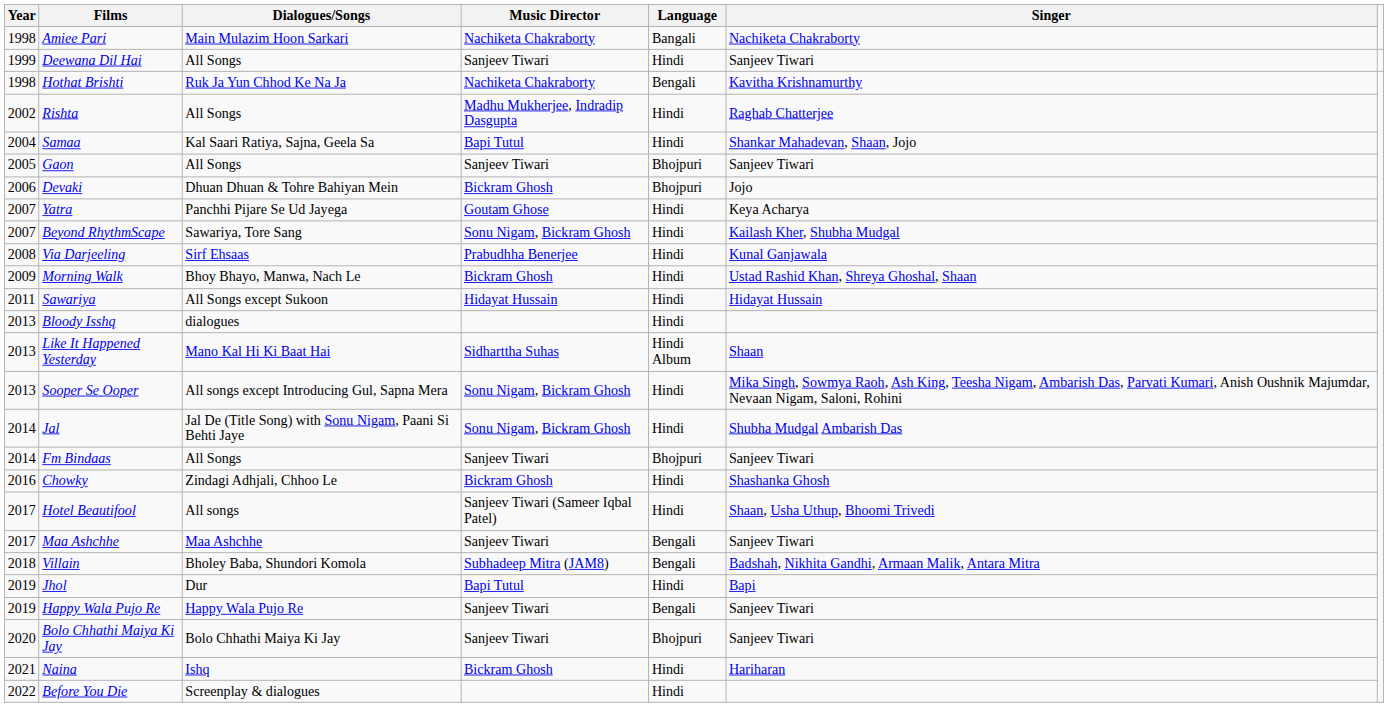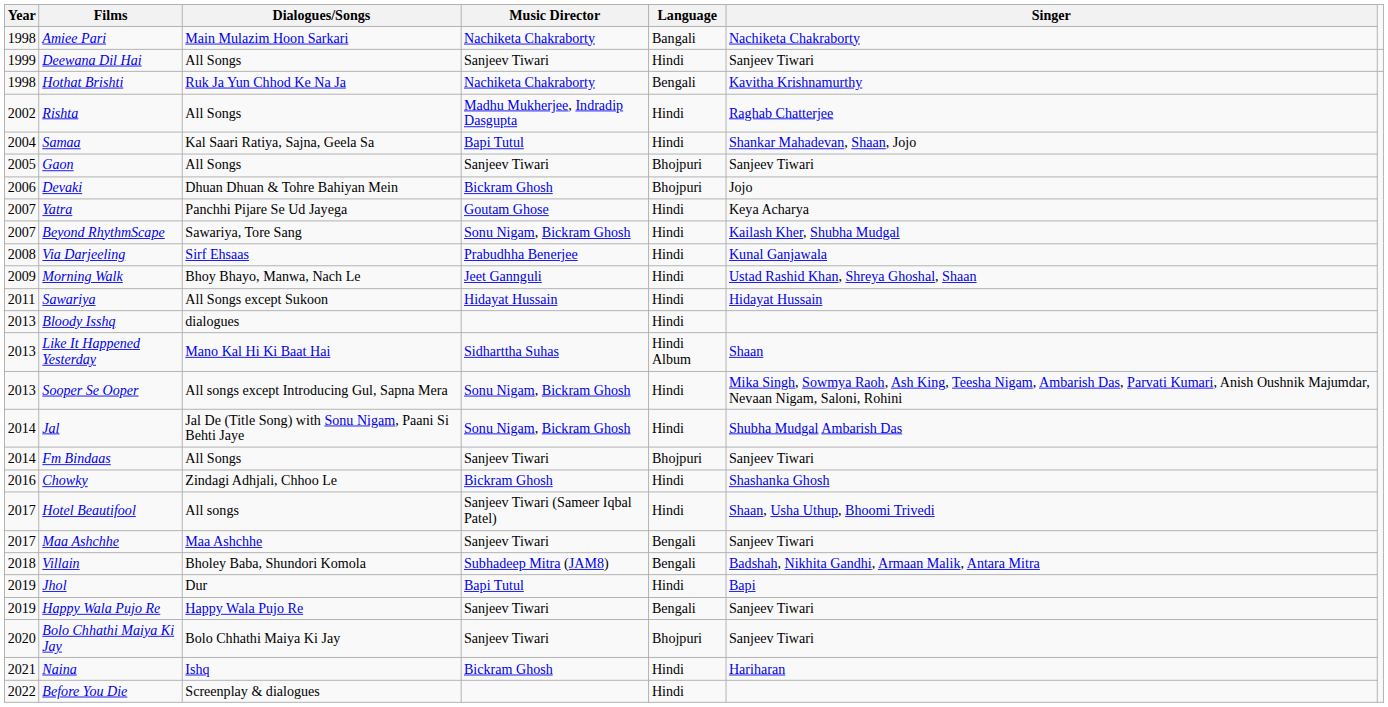(508, 277) Bickram Ghosh -> (503, 277) Jeet Gannguli
